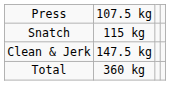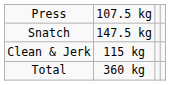(124, 33) 115 kg -> (124, 33) 147.5 kg
(124, 52) 147.5 kg -> (124, 52) 115 kg
